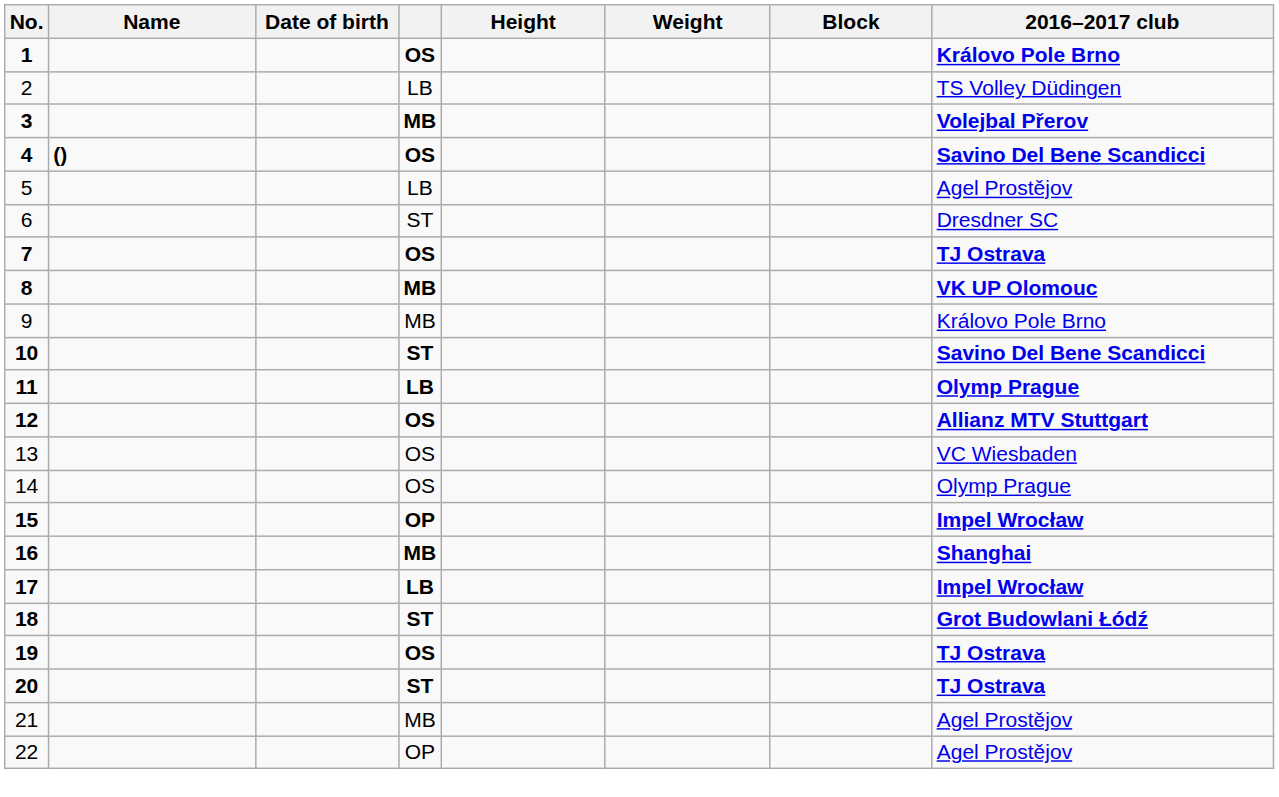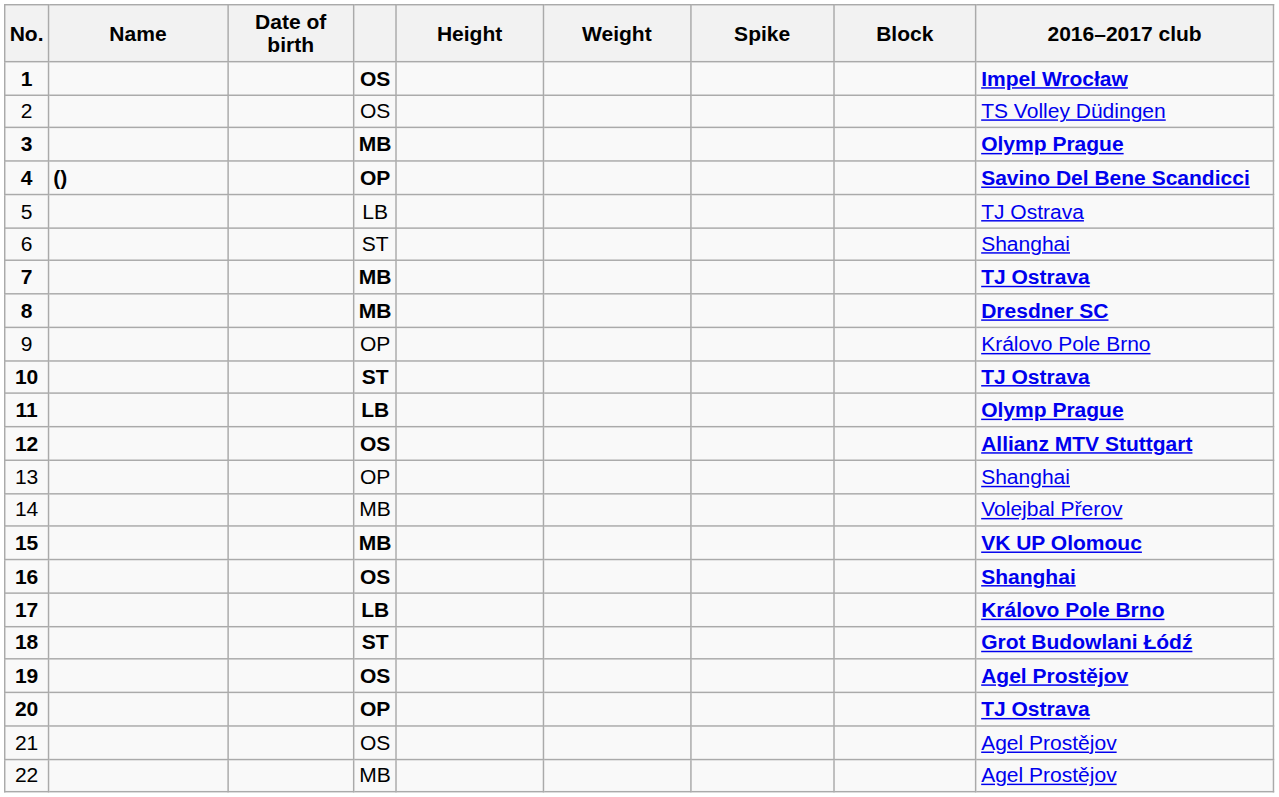+ column: (762, 33)
(1028, 55) Královo Pole Brno -> (1055, 78) Impel Wrocław
(420, 88) LB -> (375, 112) OS
(1012, 121) Volejbal Přerov -> (1052, 145) Olymp Prague
(420, 155) OS -> (375, 178) OP
(1004, 188) Agel Prostějov -> (1033, 211) TJ Ostrava
(997, 221) Dresdner SC -> (1026, 244) Shanghai
(420, 254) OS -> (375, 278) MB
(1017, 287) VK UP Olomouc -> (1045, 311) Dresdner SC
(420, 321) MB -> (375, 344) OP
(1071, 354) Savino Del Bene Scandicci -> (1035, 377) TJ Ostrava
(420, 454) OS -> (375, 477) OP
(1007, 454) VC Wiesbaden -> (1026, 477) Shanghai
(420, 487) OS -> (375, 510) MB
(1004, 487) Olymp Prague -> (1052, 510) Volejbal Přerov
(420, 520) OP -> (375, 543) MB
(1010, 520) Impel Wrocław -> (1062, 543) VK UP Olomouc
(420, 553) MB -> (375, 577) OS
(1010, 586) Impel Wrocław -> (1073, 610) Královo Pole Brno
(991, 653) TJ Ostrava -> (1055, 676) Agel Prostějov
(420, 686) ST -> (375, 709) OP
(420, 719) MB -> (375, 743) OS
(420, 752) OP -> (375, 776) MB
